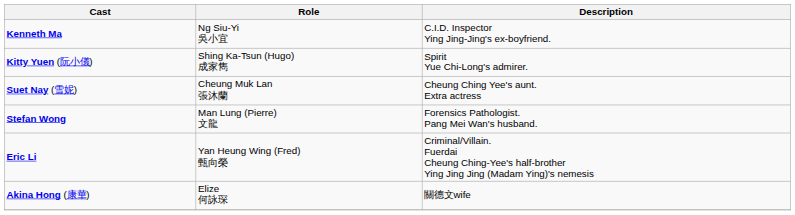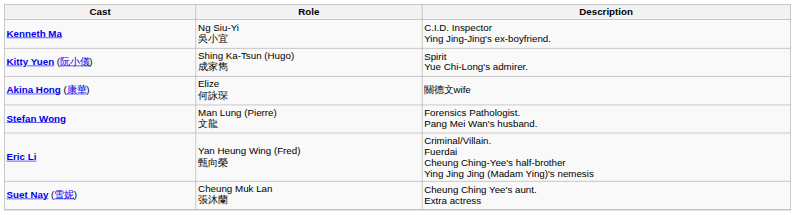rows swapped: (48, 195) <-> (42, 90)
